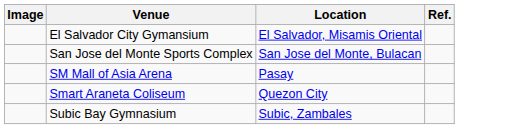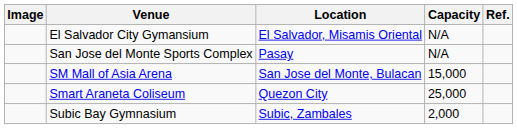+ column: (454, 15)
(340, 54) San Jose del Monte, Bulacan -> (276, 54) Pasay
(276, 74) Pasay -> (340, 74) San Jose del Monte, Bulacan
